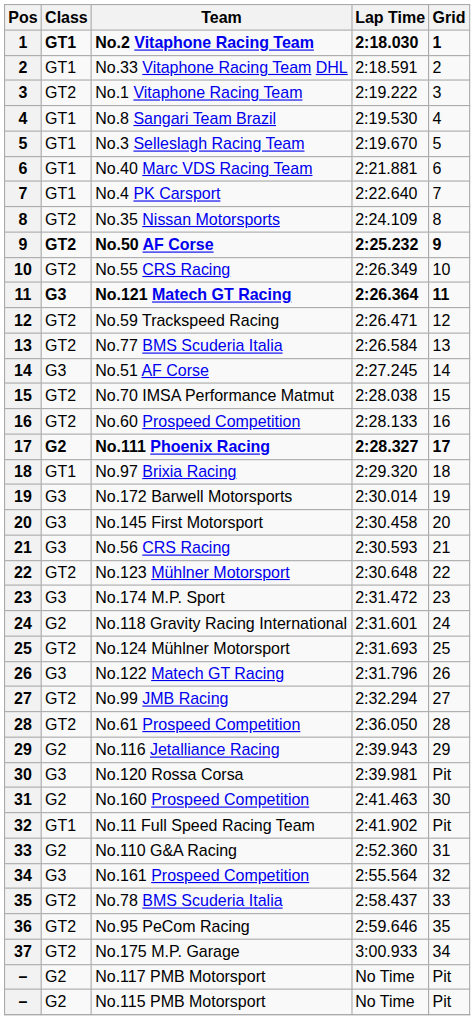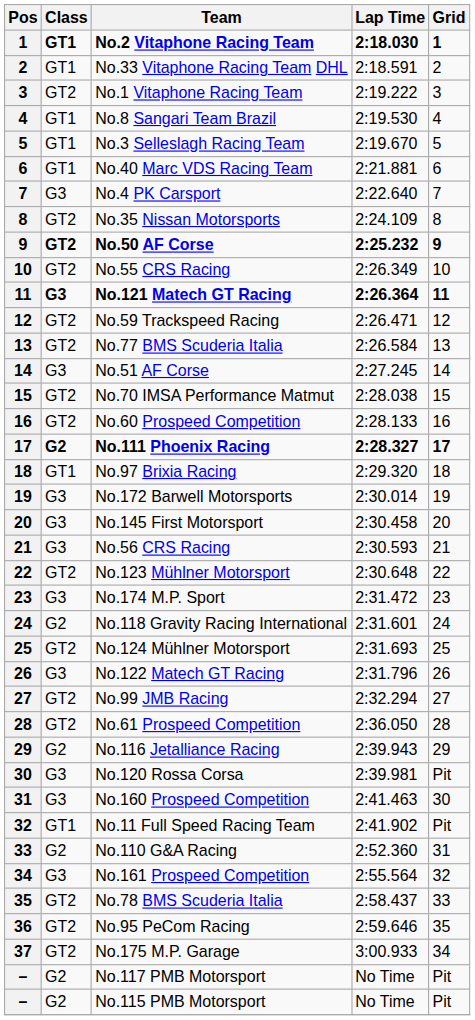(61, 194) GT1 -> (56, 194) G3
(56, 800) G2 -> (56, 800) G3
